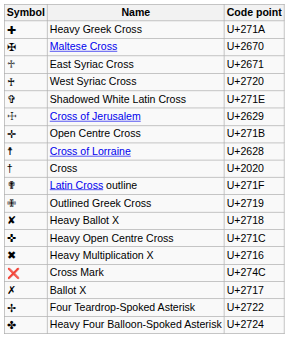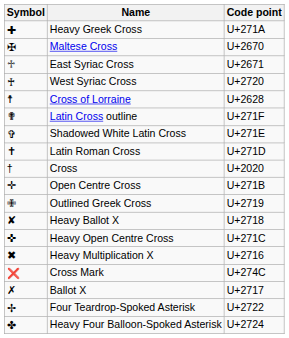rows swapped: (90, 151) <-> (118, 99)
- row: (95, 116)
rows swapped: (94, 185) <-> (95, 134)
+ row: (95, 151)
